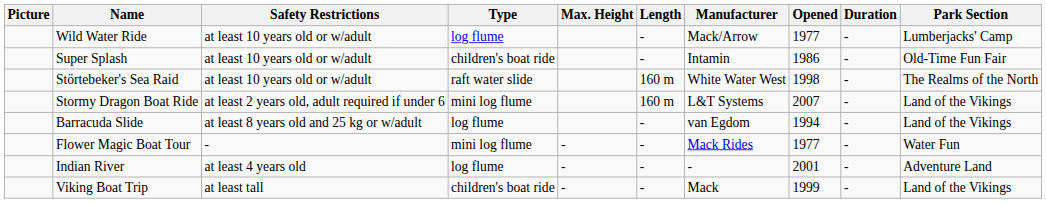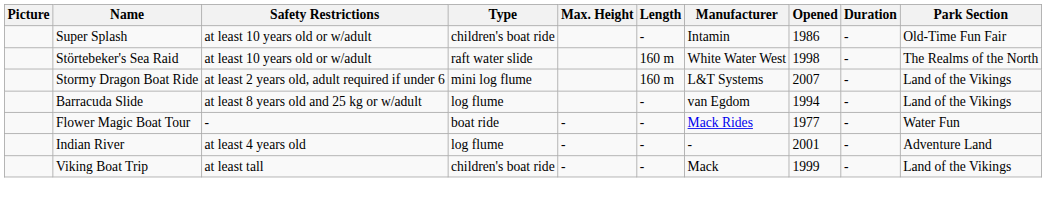- row: (101, 36)
(491, 144) mini log flume -> (475, 123) boat ride
